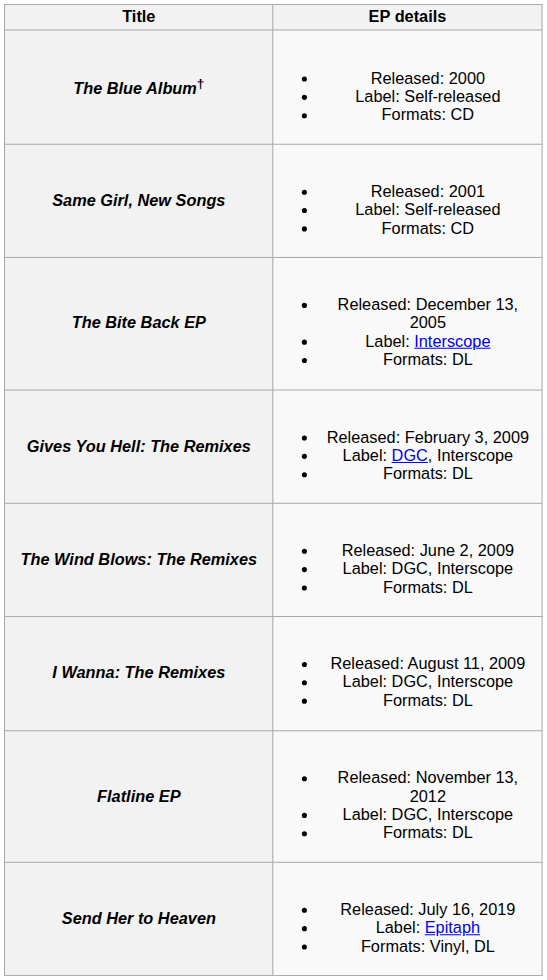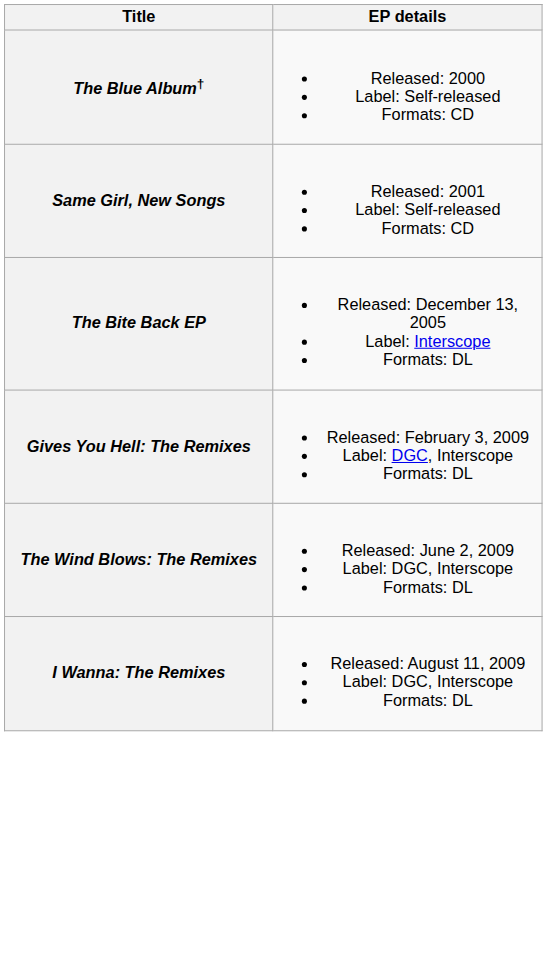- row: (139, 796)
- row: (139, 919)
